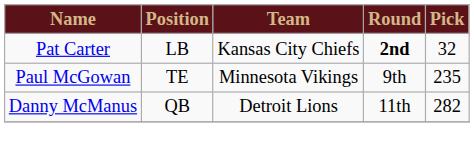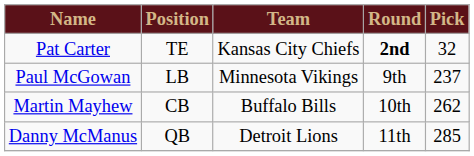(177, 48) LB -> (177, 48) TE
(177, 77) TE -> (177, 77) LB
(447, 77) 235 -> (447, 77) 237
+ row: (73, 106)
(447, 106) 282 -> (447, 135) 285
